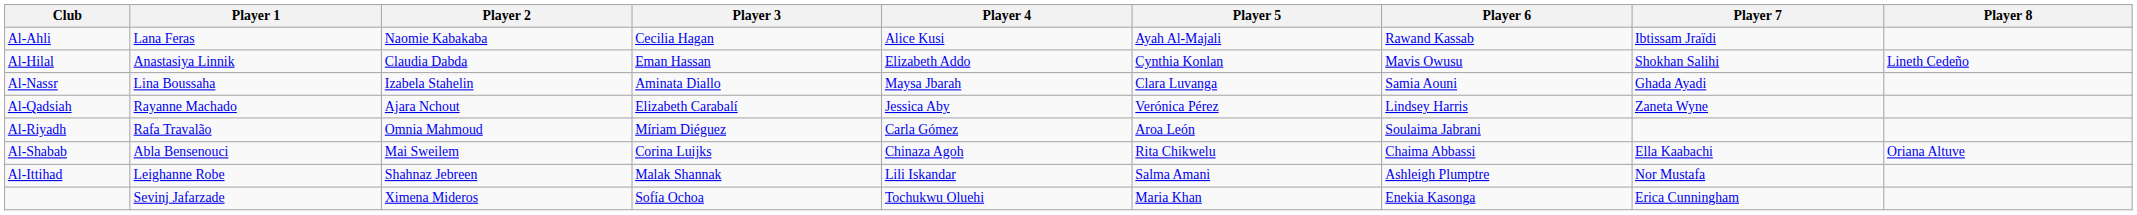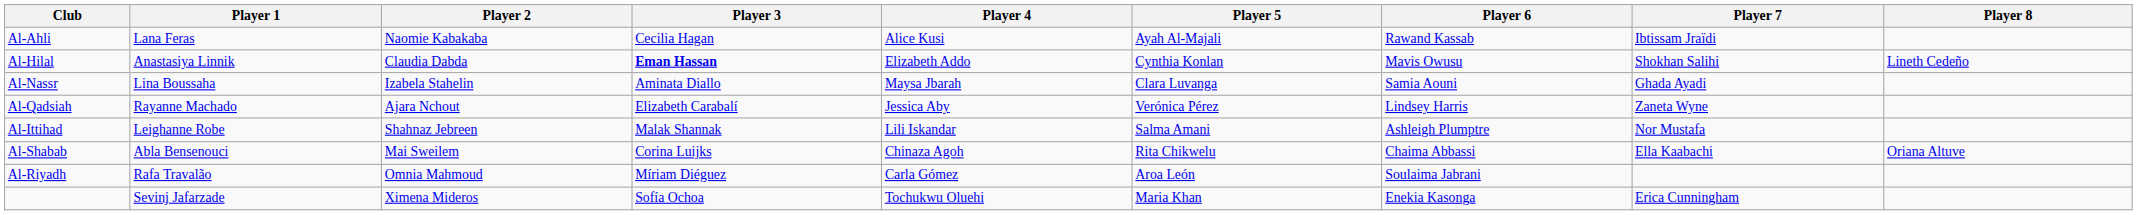(673, 61) normal -> (676, 61) bold
rows swapped: (37, 129) <-> (35, 175)
